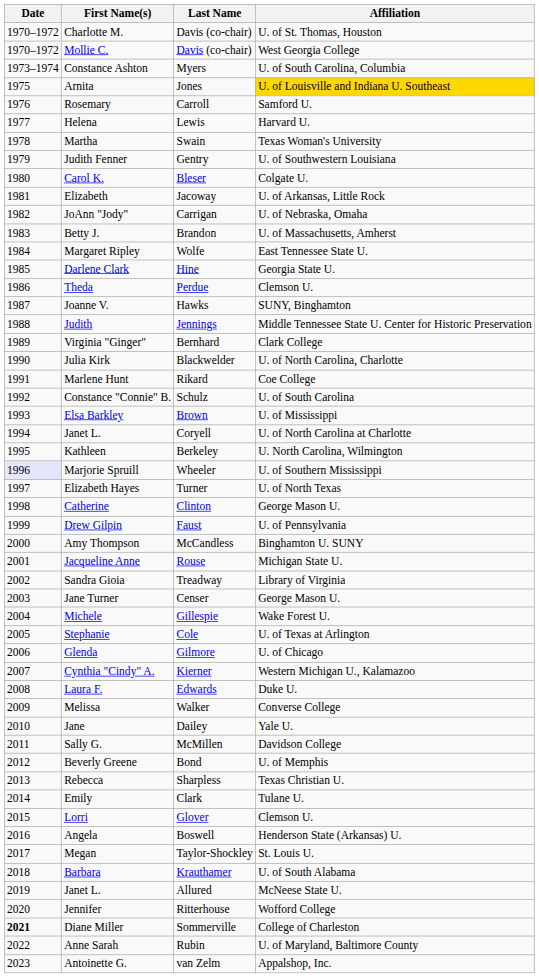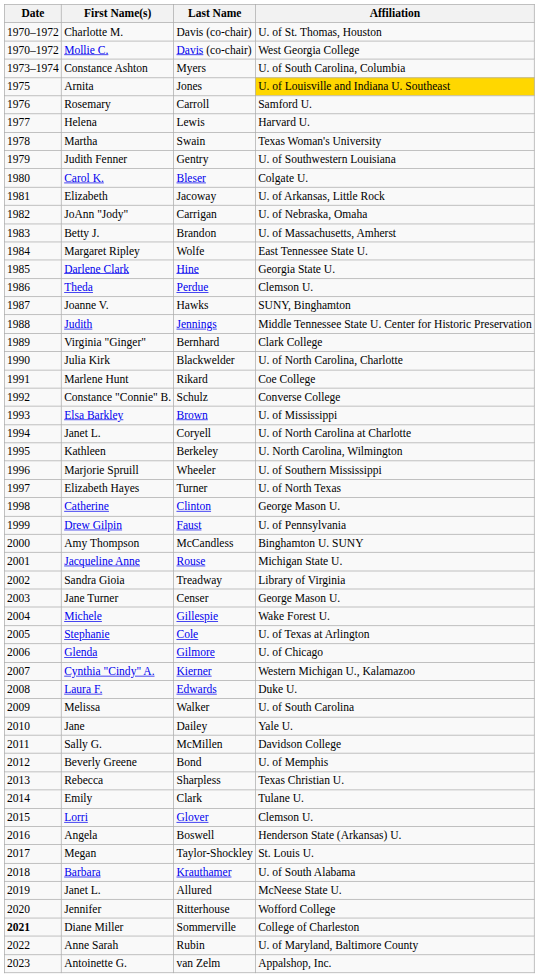(306, 397) U. of South Carolina -> (299, 397) Converse College
(19, 470) lavender background -> (19, 470) no background
(299, 707) Converse College -> (306, 707) U. of South Carolina
